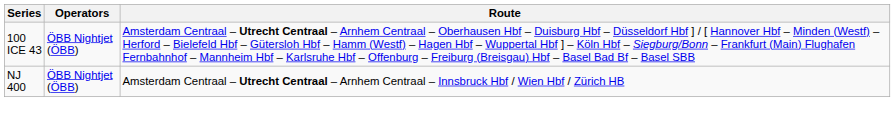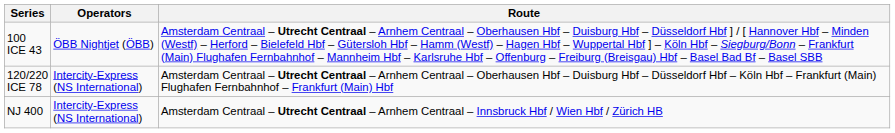+ row: (28, 81)
(80, 81) ÖBB Nightjet (ÖBB) -> (98, 112) Intercity-Express (NS International)
